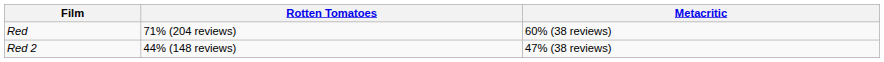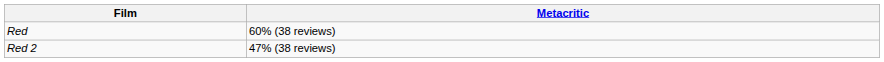- column: (332, 13)
